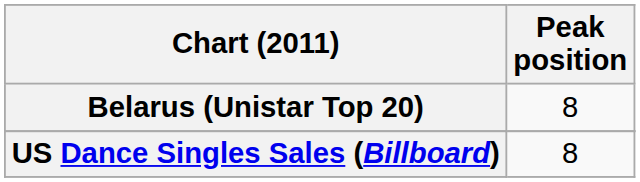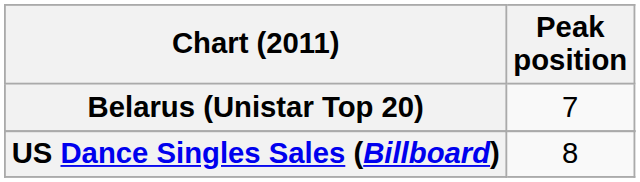(570, 107) 8 -> (570, 107) 7
